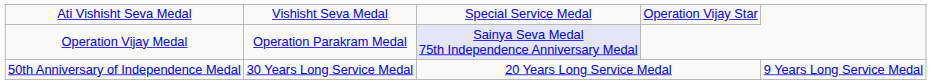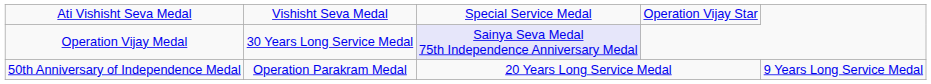(330, 42) Operation Parakram Medal -> (330, 42) 30 Years Long Service Medal
(330, 69) 30 Years Long Service Medal -> (330, 69) Operation Parakram Medal
